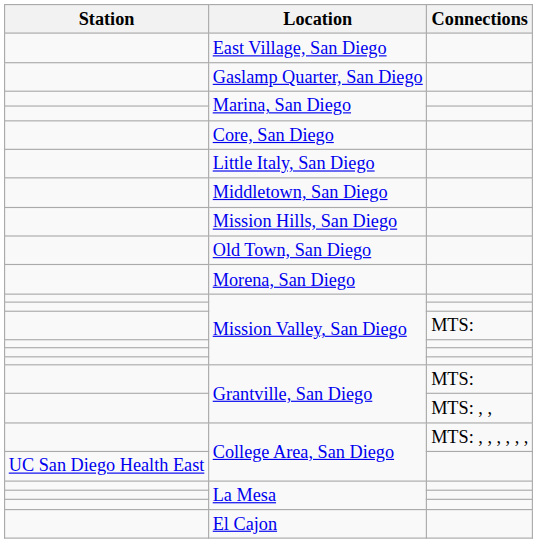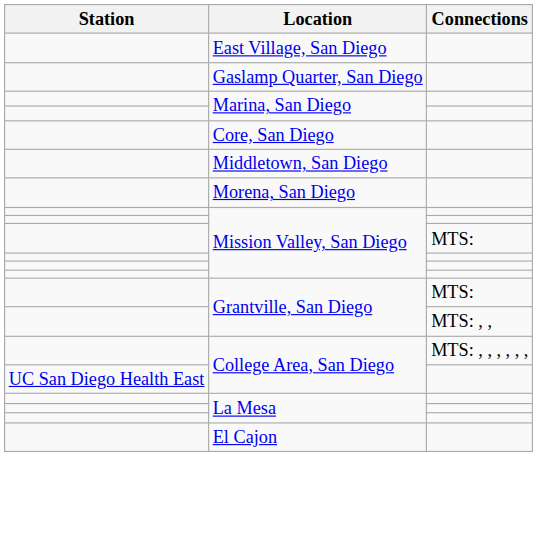- row: (294, 163)
- row: (305, 221)
- row: (292, 250)
